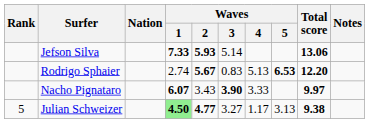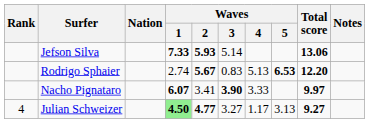(205, 90) 3.43 -> (205, 90) 3.41
(21, 109) 5 -> (21, 109) 4
(314, 109) 9.38 -> (314, 109) 9.27
